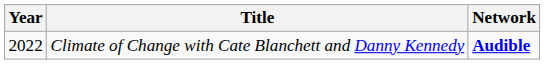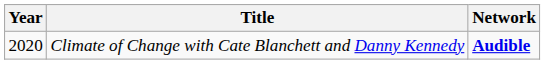(26, 45) 2022 -> (26, 45) 2020
